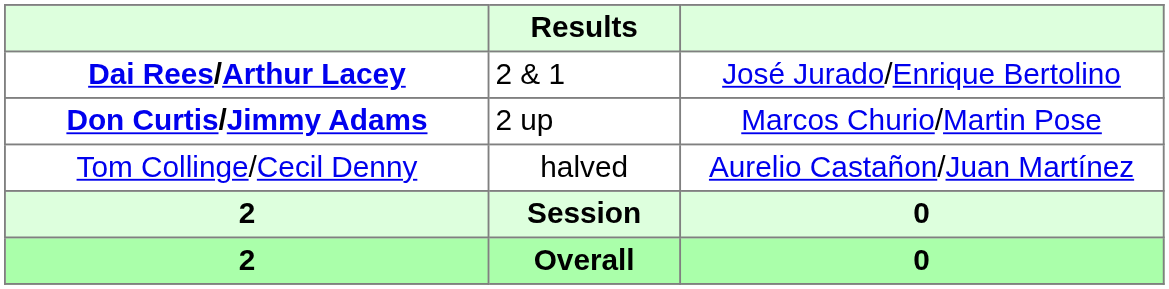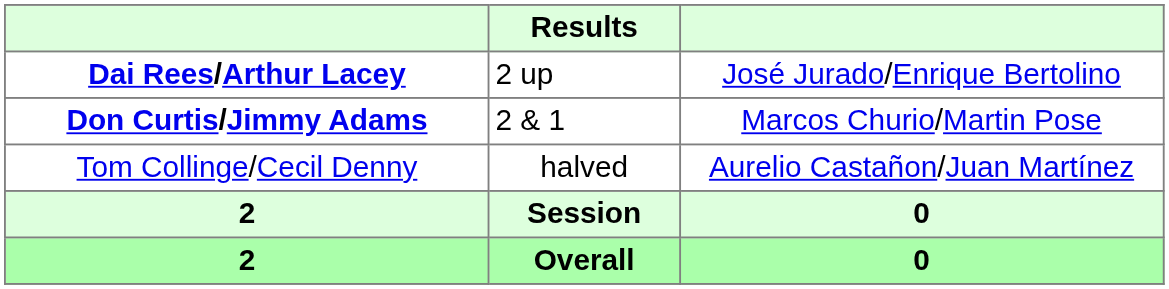(530, 74) 2 & 1 -> (524, 74) 2 up
(524, 120) 2 up -> (530, 120) 2 & 1
